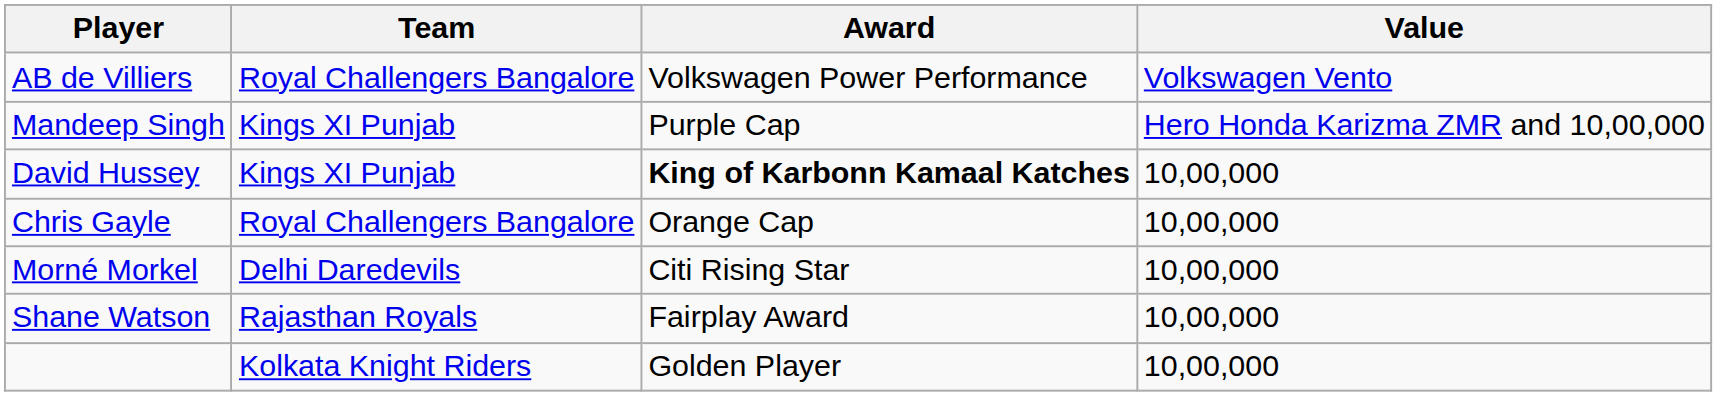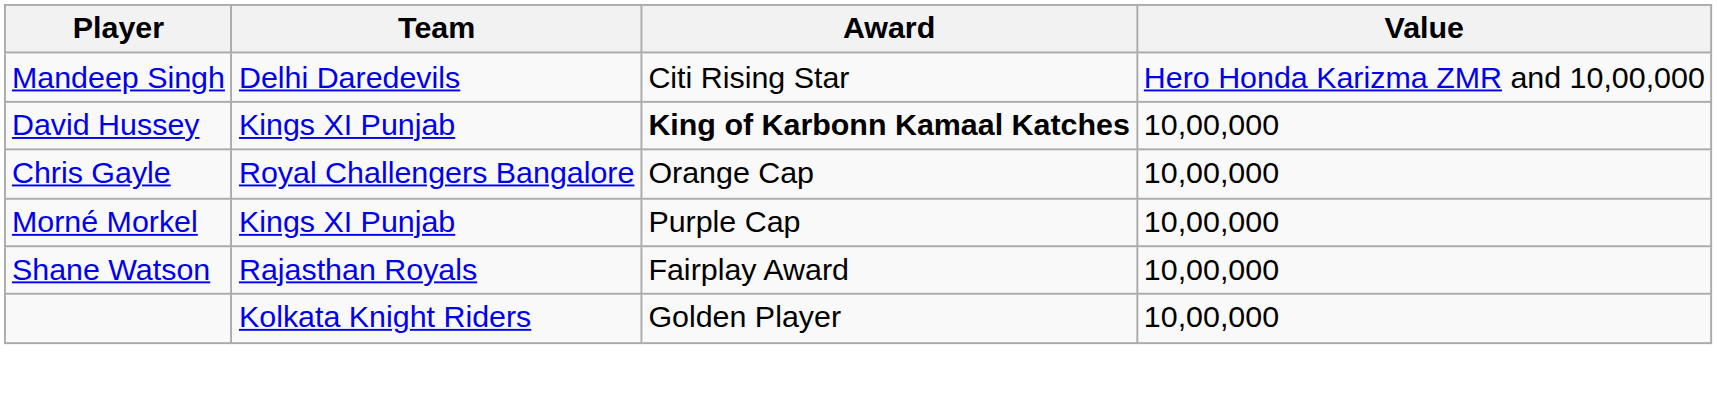- row: (102, 76)
(347, 125) Kings XI Punjab -> (350, 76) Delhi Daredevils
(724, 125) Purple Cap -> (749, 76) Citi Rising Star
(350, 269) Delhi Daredevils -> (347, 221) Kings XI Punjab
(749, 269) Citi Rising Star -> (724, 221) Purple Cap
